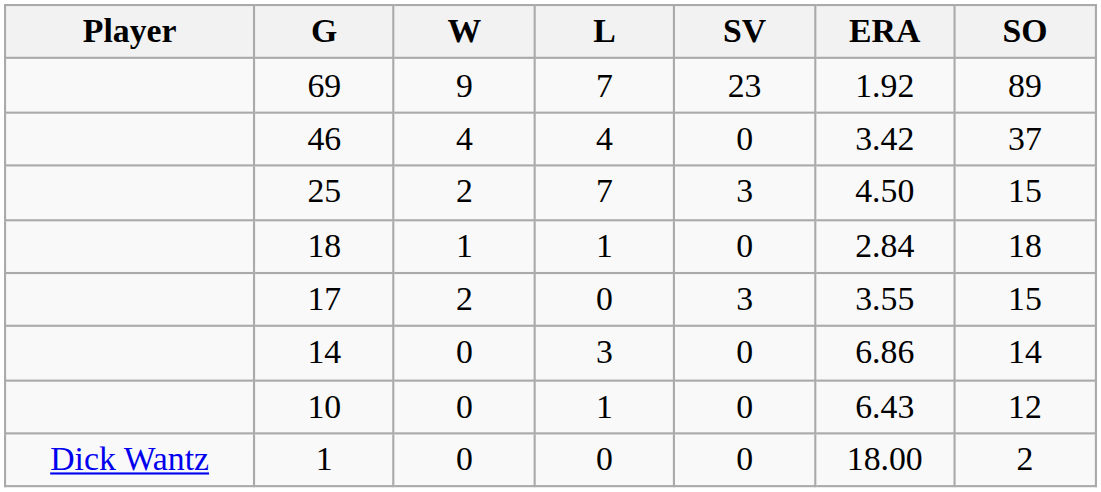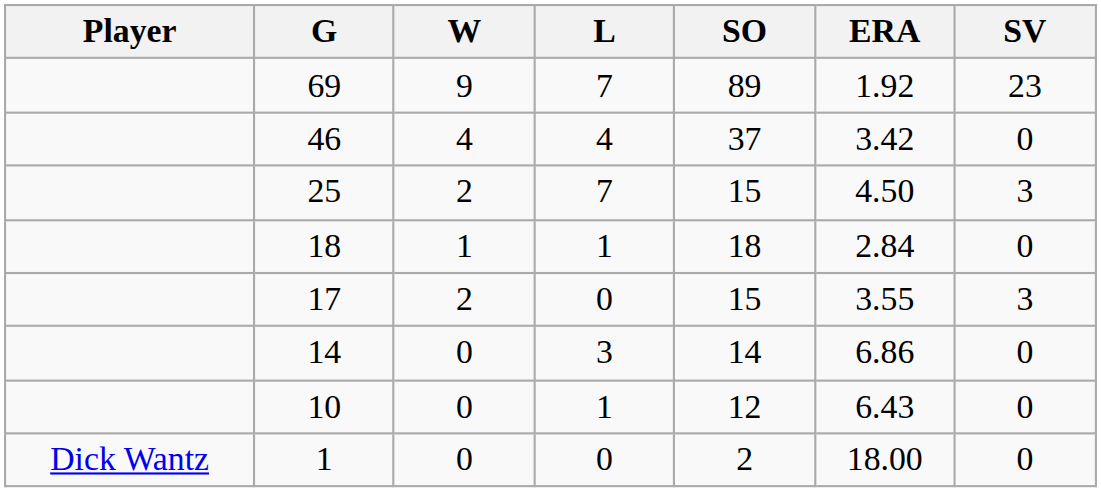columns swapped: (745, 31) <-> (1025, 31)
